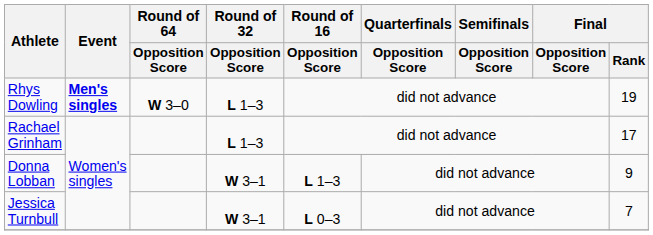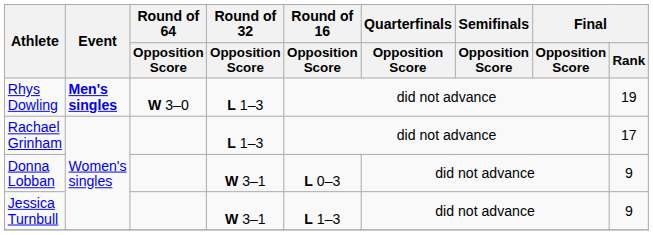(322, 181) L 1–3 -> (322, 181) L 0–3
(322, 219) L 0–3 -> (322, 219) L 1–3
(629, 212) 7 -> (629, 212) 9
